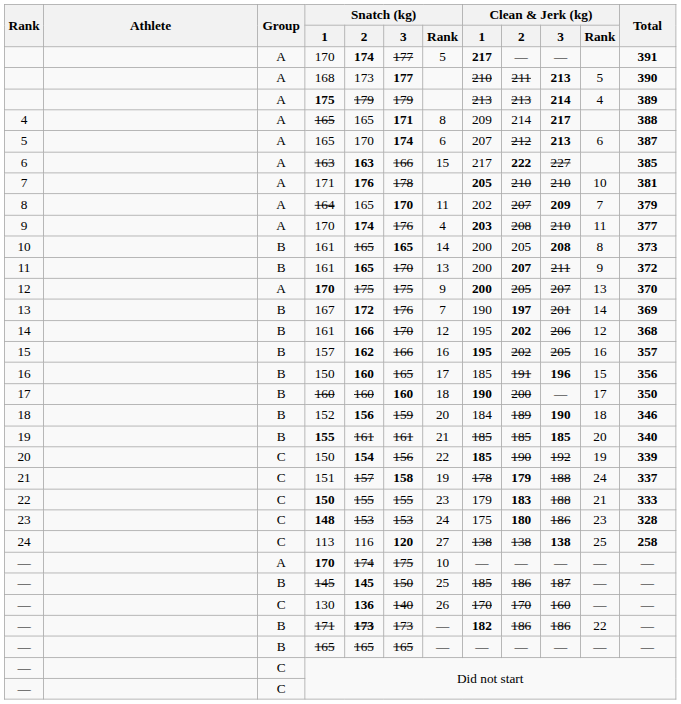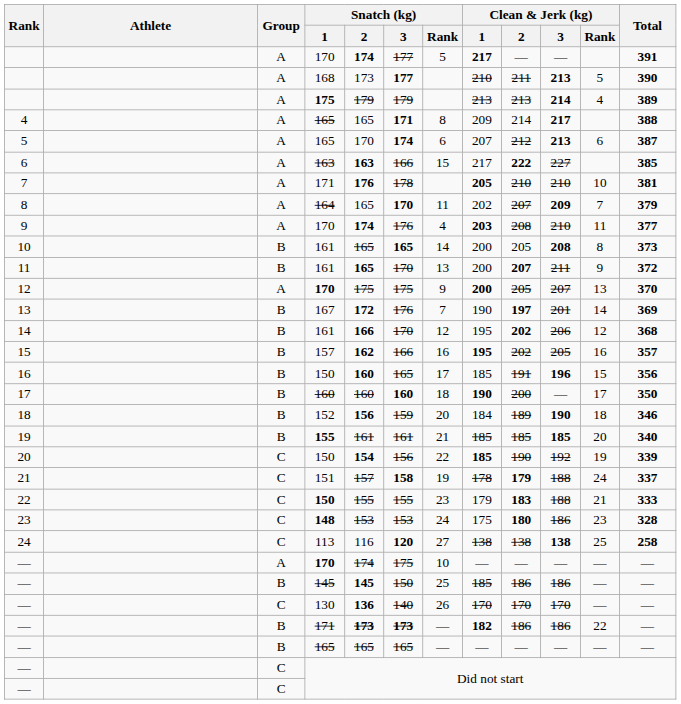(561, 583) 187 -> (561, 583) 186
(561, 604) 160 -> (561, 604) 170
(403, 625) normal -> (403, 625) bold
